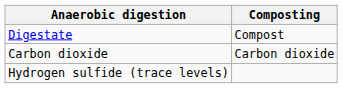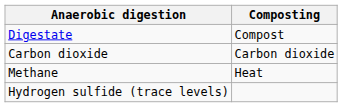+ row: (33, 73)
